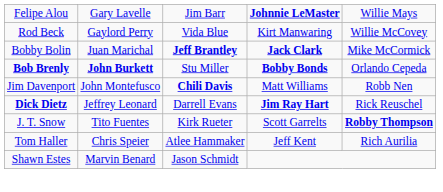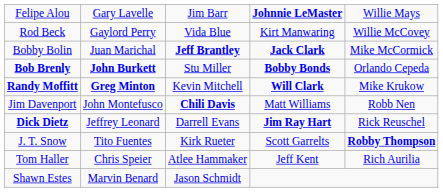+ row: (42, 86)
